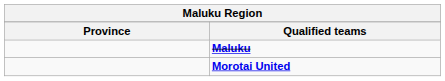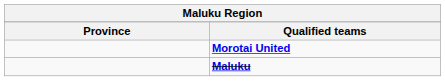rows swapped: (231, 48) <-> (251, 66)
